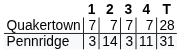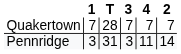columns swapped: (110, 9) <-> (167, 9)
